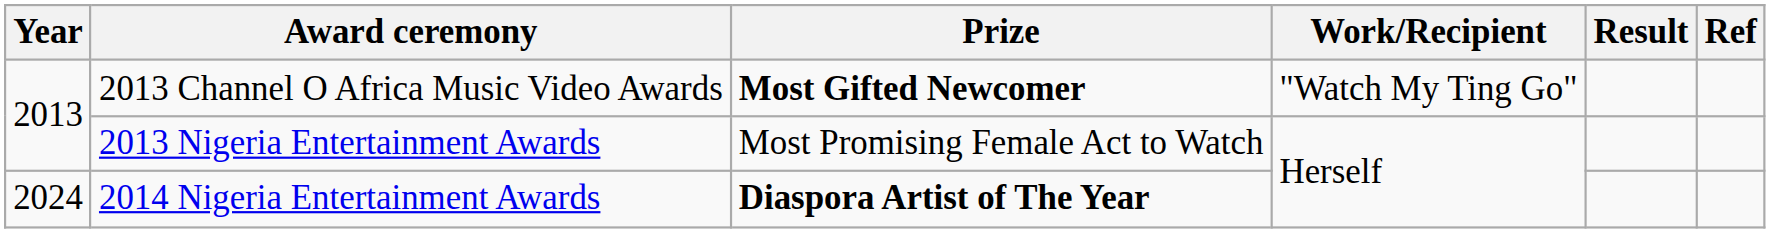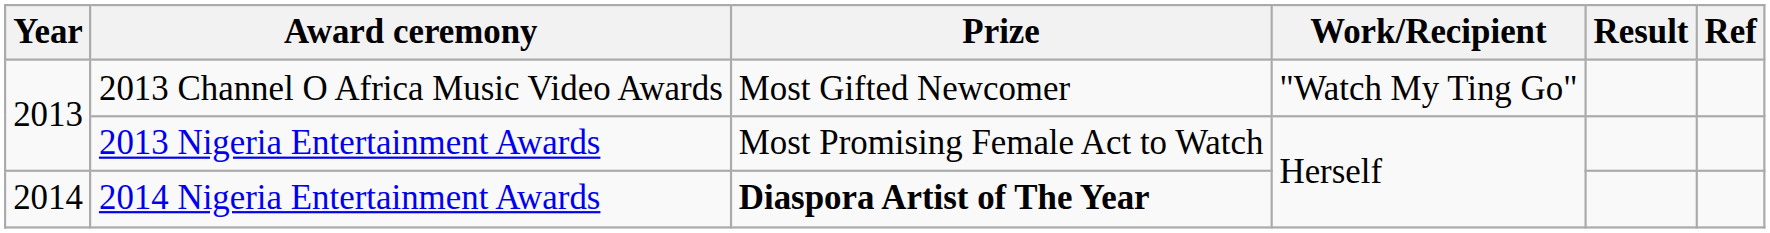(912, 87) bold -> (904, 87) normal
(48, 198) 2024 -> (48, 198) 2014
